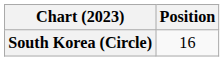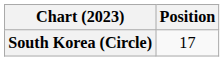(187, 42) 16 -> (187, 42) 17
